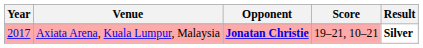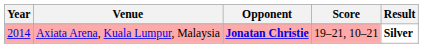(19, 33) 2017 -> (19, 33) 2014
